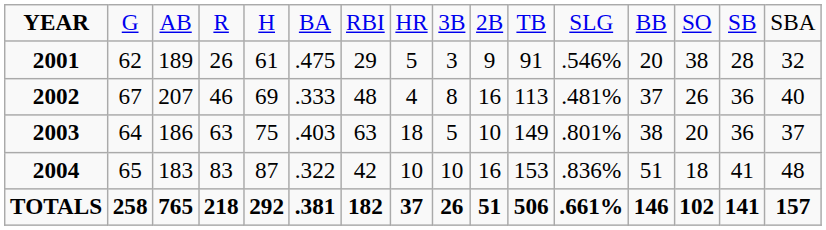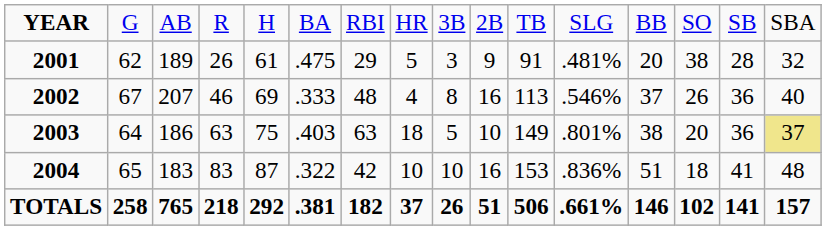(591, 59) .546% -> (591, 59) .481%
(591, 96) .481% -> (591, 96) .546%
(793, 133) no background -> (793, 133) khaki background
